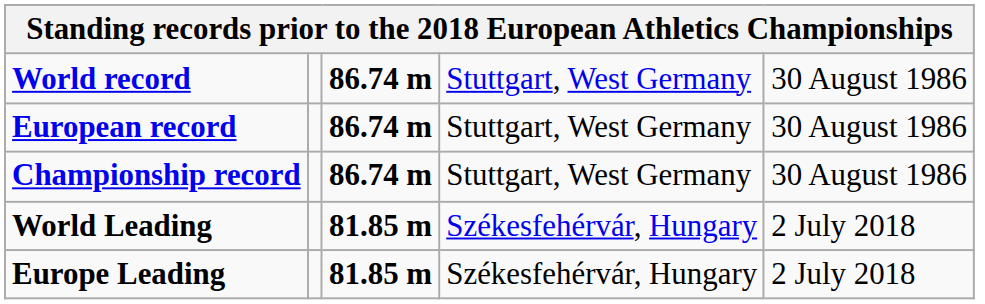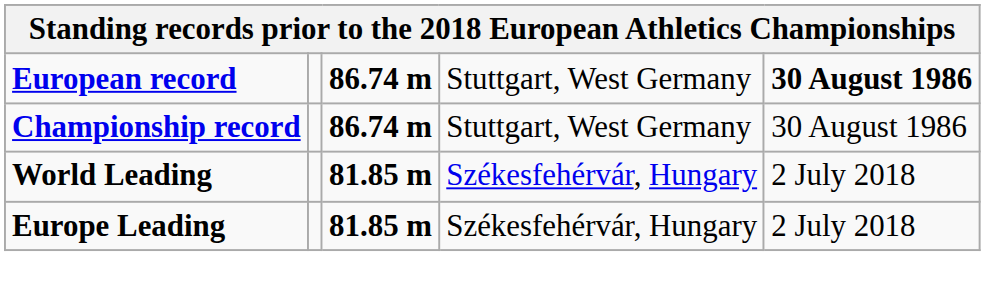- row: (101, 77)
(869, 126) normal -> (872, 77) bold
